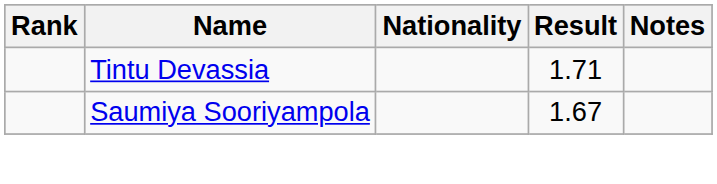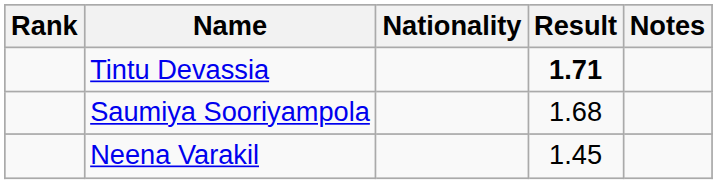(576, 69) normal -> (576, 69) bold
(576, 112) 1.67 -> (576, 112) 1.68
+ row: (175, 155)
